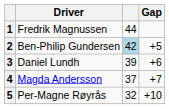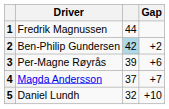(156, 46) +5 -> (156, 46) +2
(48, 63) Daniel Lundh -> (62, 63) Per-Magne Røyrås
(62, 96) Per-Magne Røyrås -> (48, 96) Daniel Lundh
